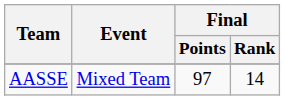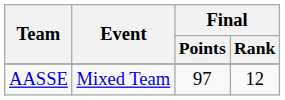(255, 79) 14 -> (255, 79) 12
